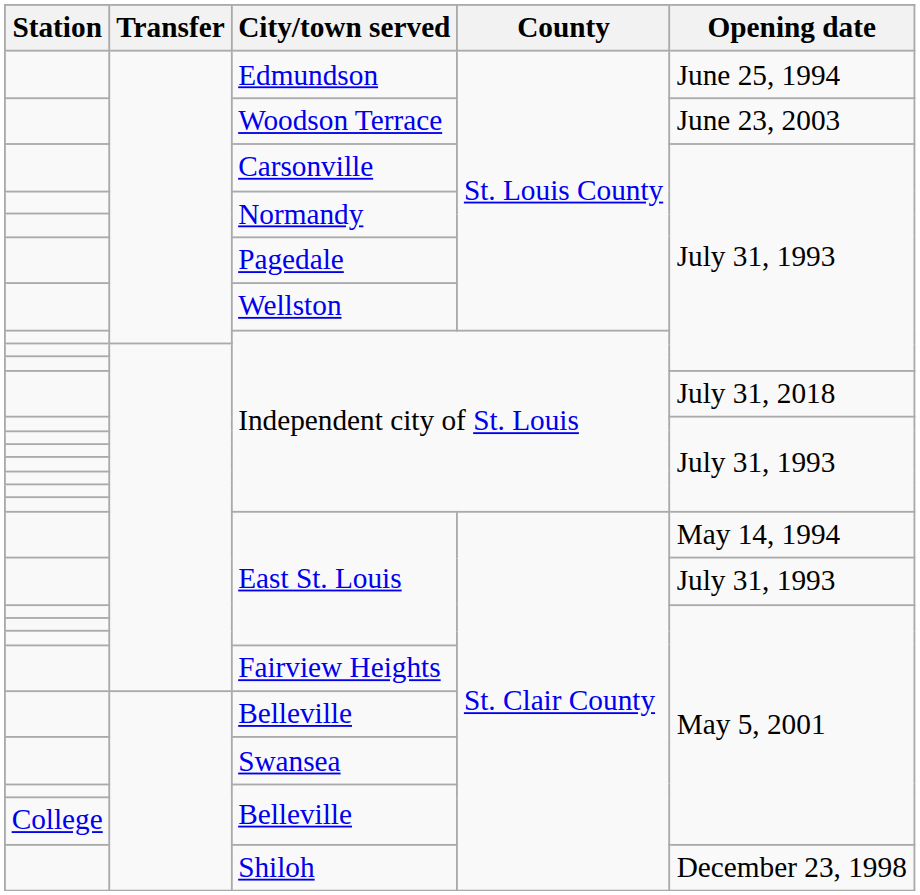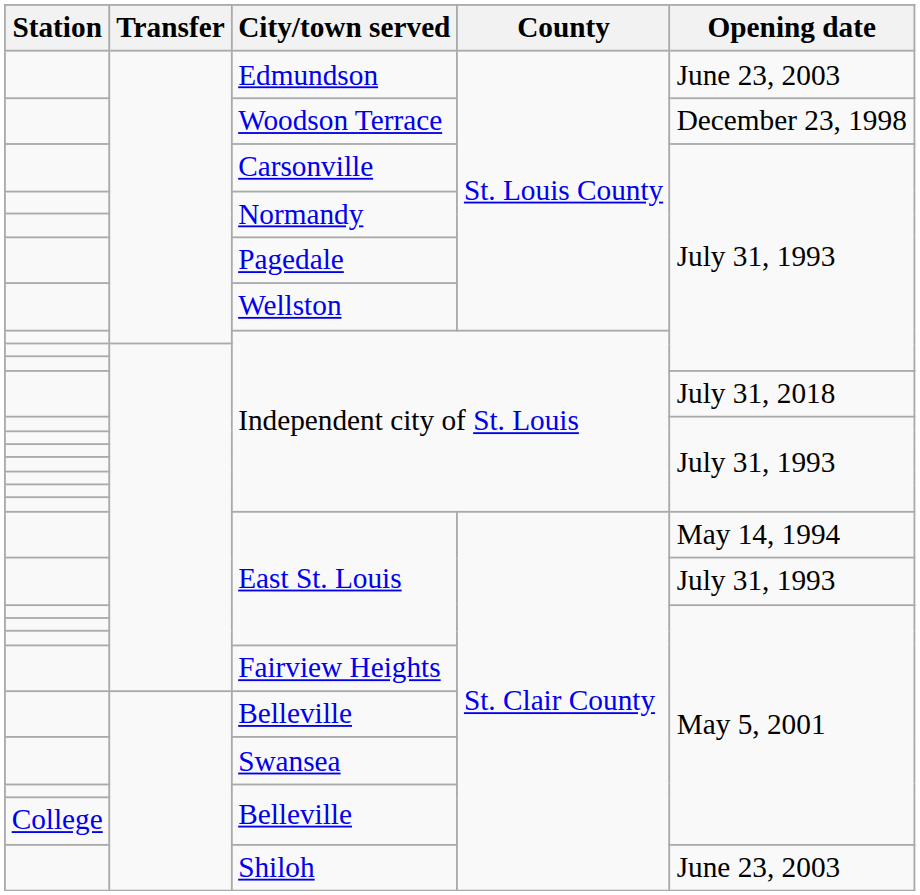(758, 74) June 25, 1994 -> (758, 74) June 23, 2003
(758, 120) June 23, 2003 -> (792, 120) December 23, 1998
(792, 866) December 23, 1998 -> (758, 866) June 23, 2003
